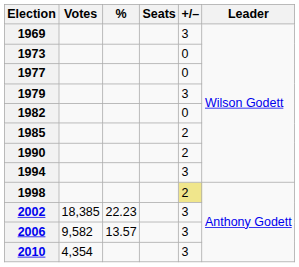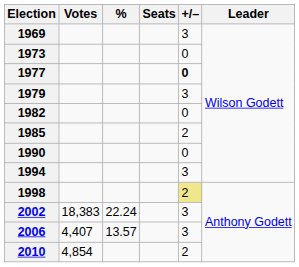(185, 73) normal -> (185, 73) bold
(185, 152) 2 -> (185, 152) 0
(81, 212) 18,385 -> (81, 212) 18,383
(121, 212) 22.23 -> (121, 212) 22.24
(77, 232) 9,582 -> (77, 232) 4,407
(77, 251) 4,354 -> (77, 251) 4,854
(185, 251) 3 -> (185, 251) 2
